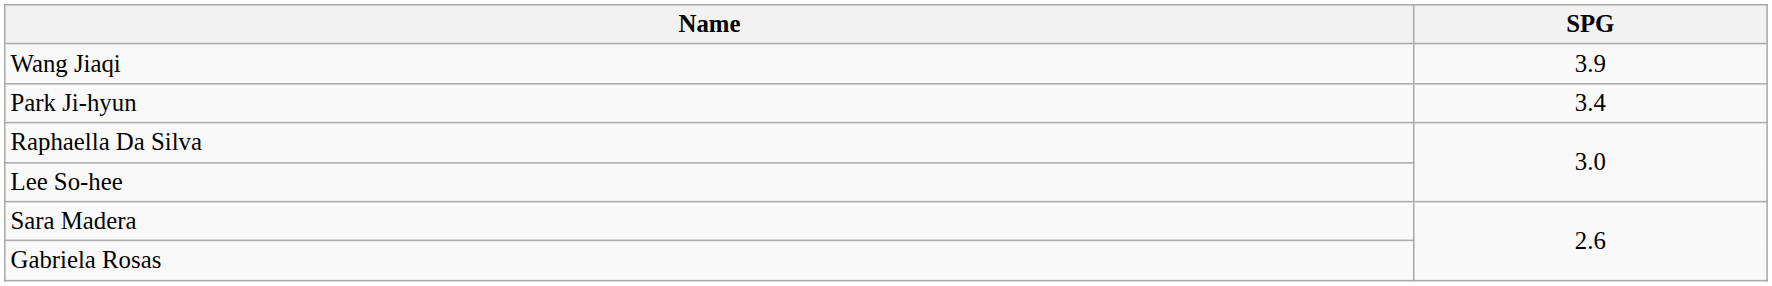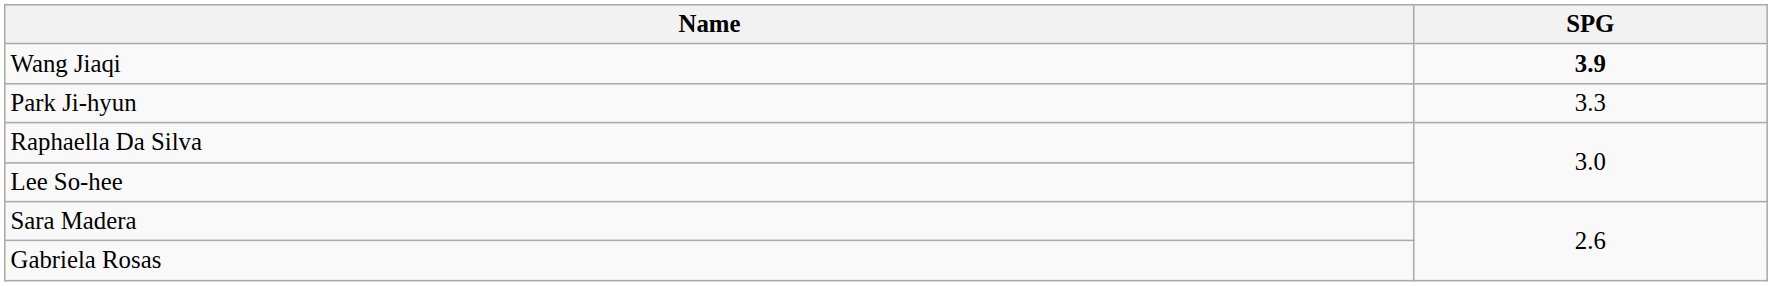(1590, 63) normal -> (1590, 63) bold
(1590, 102) 3.4 -> (1590, 102) 3.3
